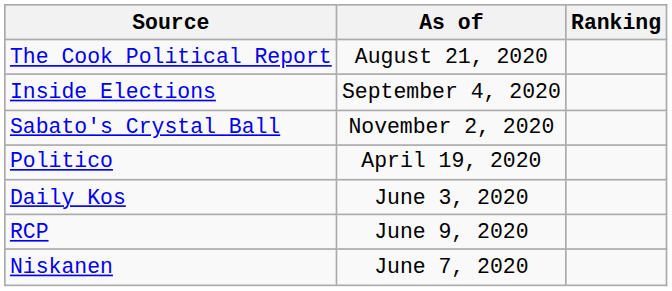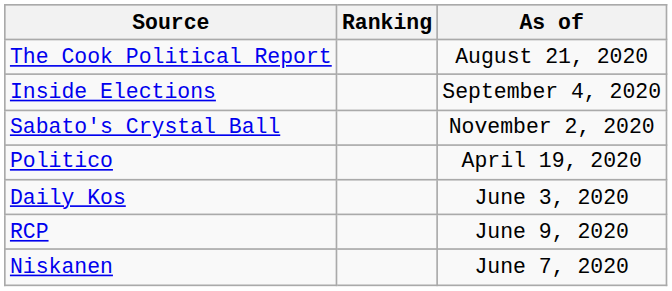columns swapped: (616, 22) <-> (451, 22)
